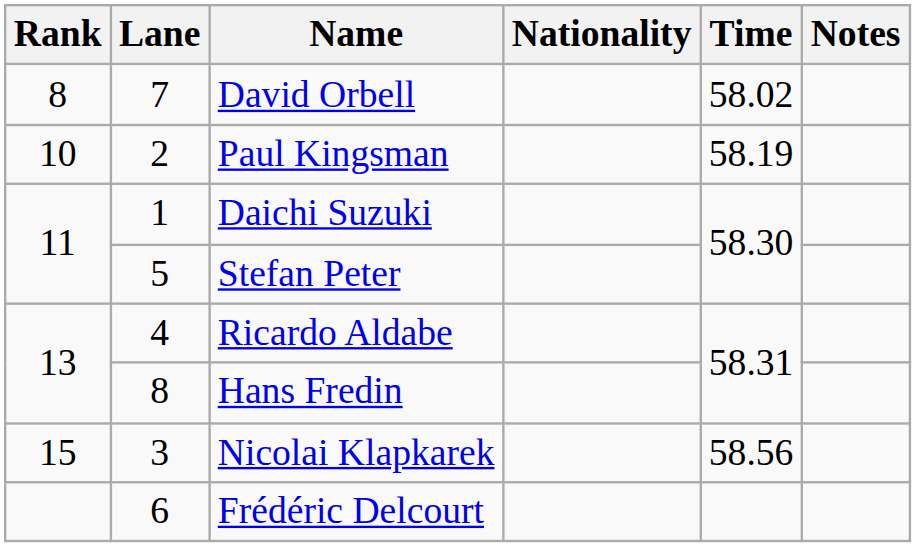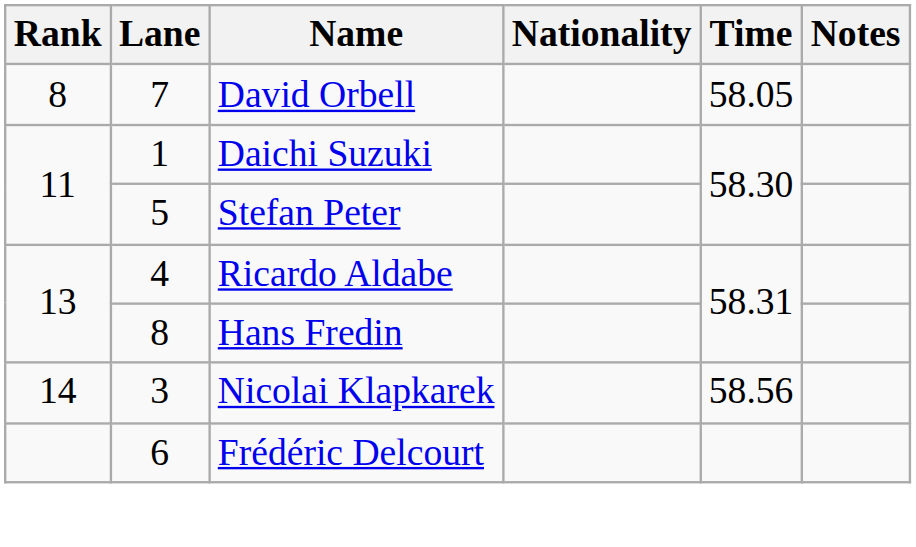(751, 93) 58.02 -> (751, 93) 58.05
- row: (333, 153)
(58, 451) 15 -> (58, 392) 14
